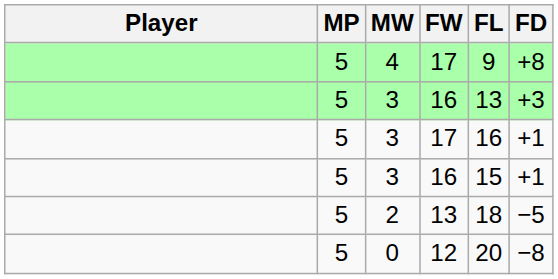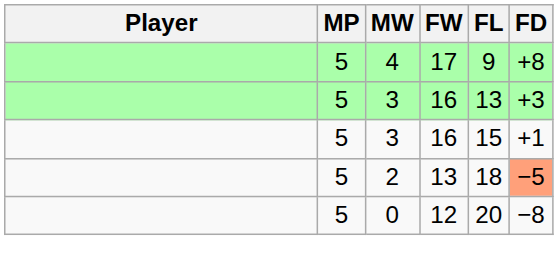- row: (392, 138)
(531, 215) no background -> (531, 176) lightsalmon background
